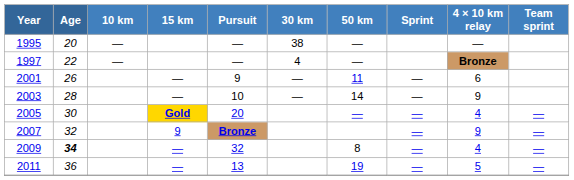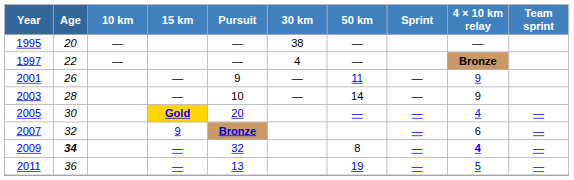(478, 78) 6 -> (478, 78) 9
(478, 131) 9 -> (478, 131) 6
(478, 149) normal -> (478, 149) bold
